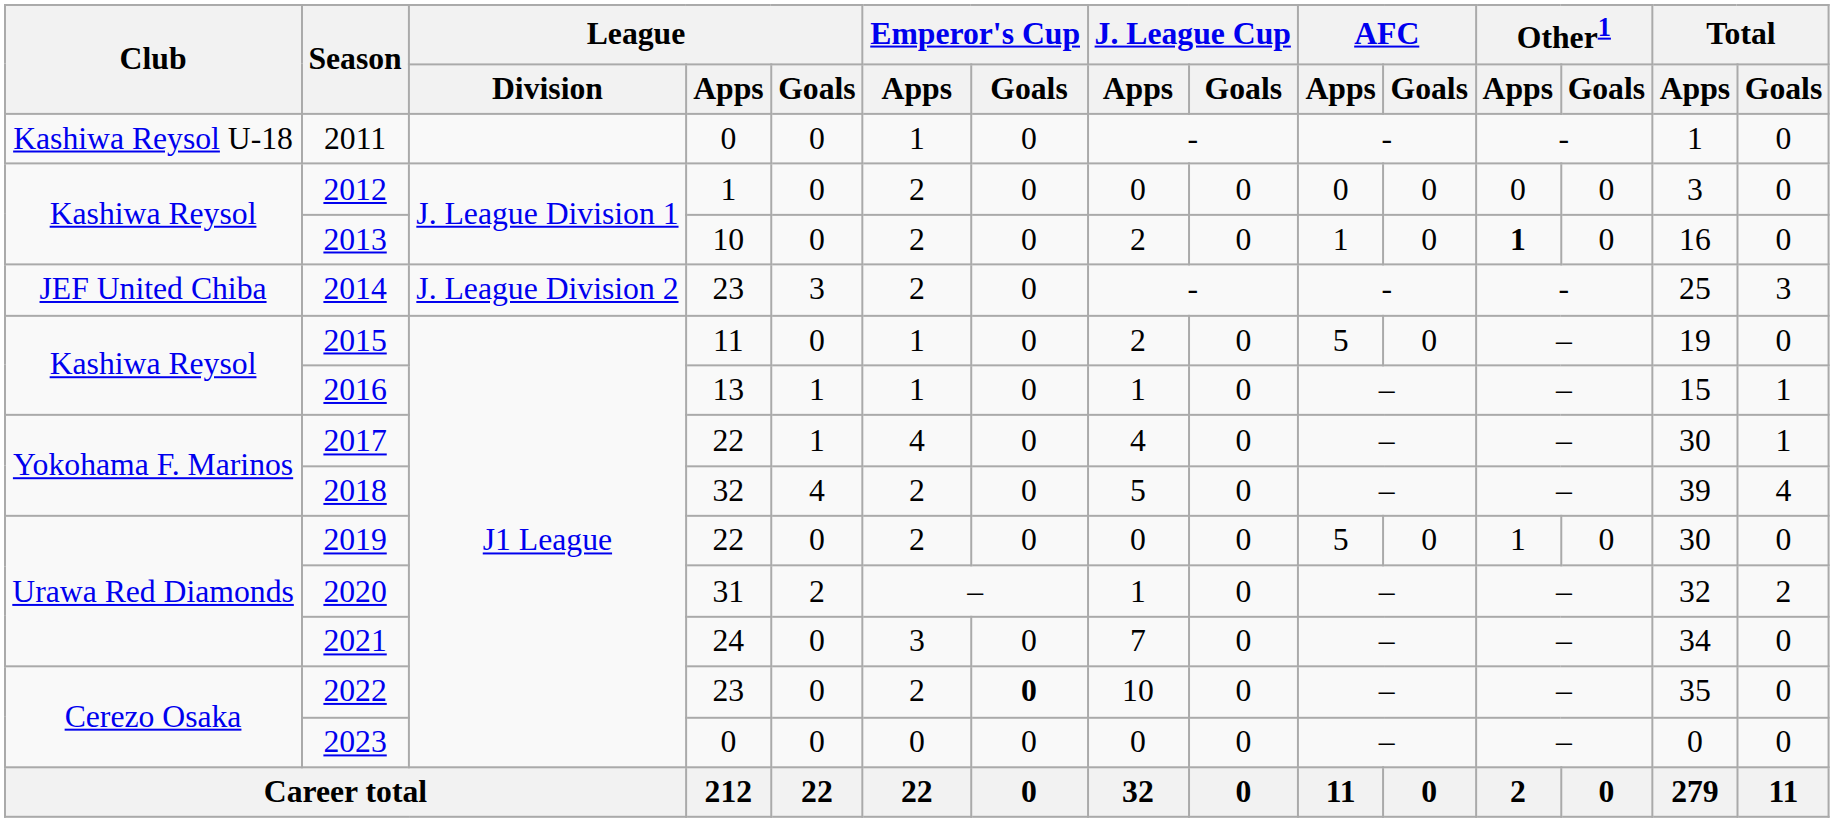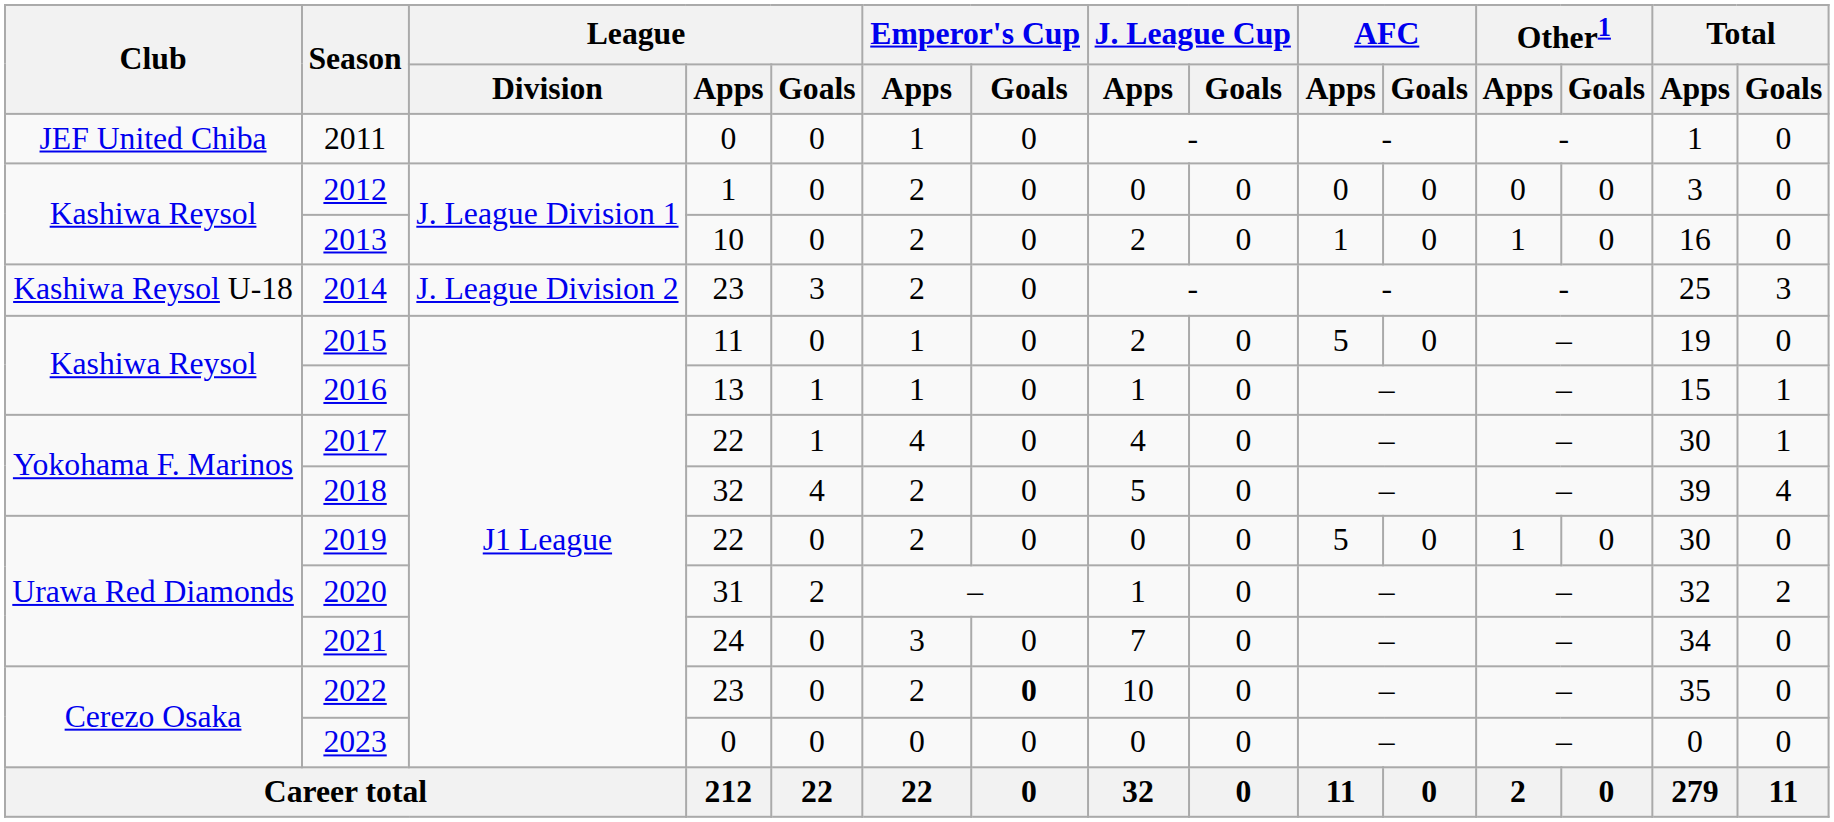(153, 138) Kashiwa Reysol U-18 -> (153, 138) JEF United Chiba
(1518, 239) bold -> (1518, 239) normal
(153, 289) JEF United Chiba -> (153, 289) Kashiwa Reysol U-18
